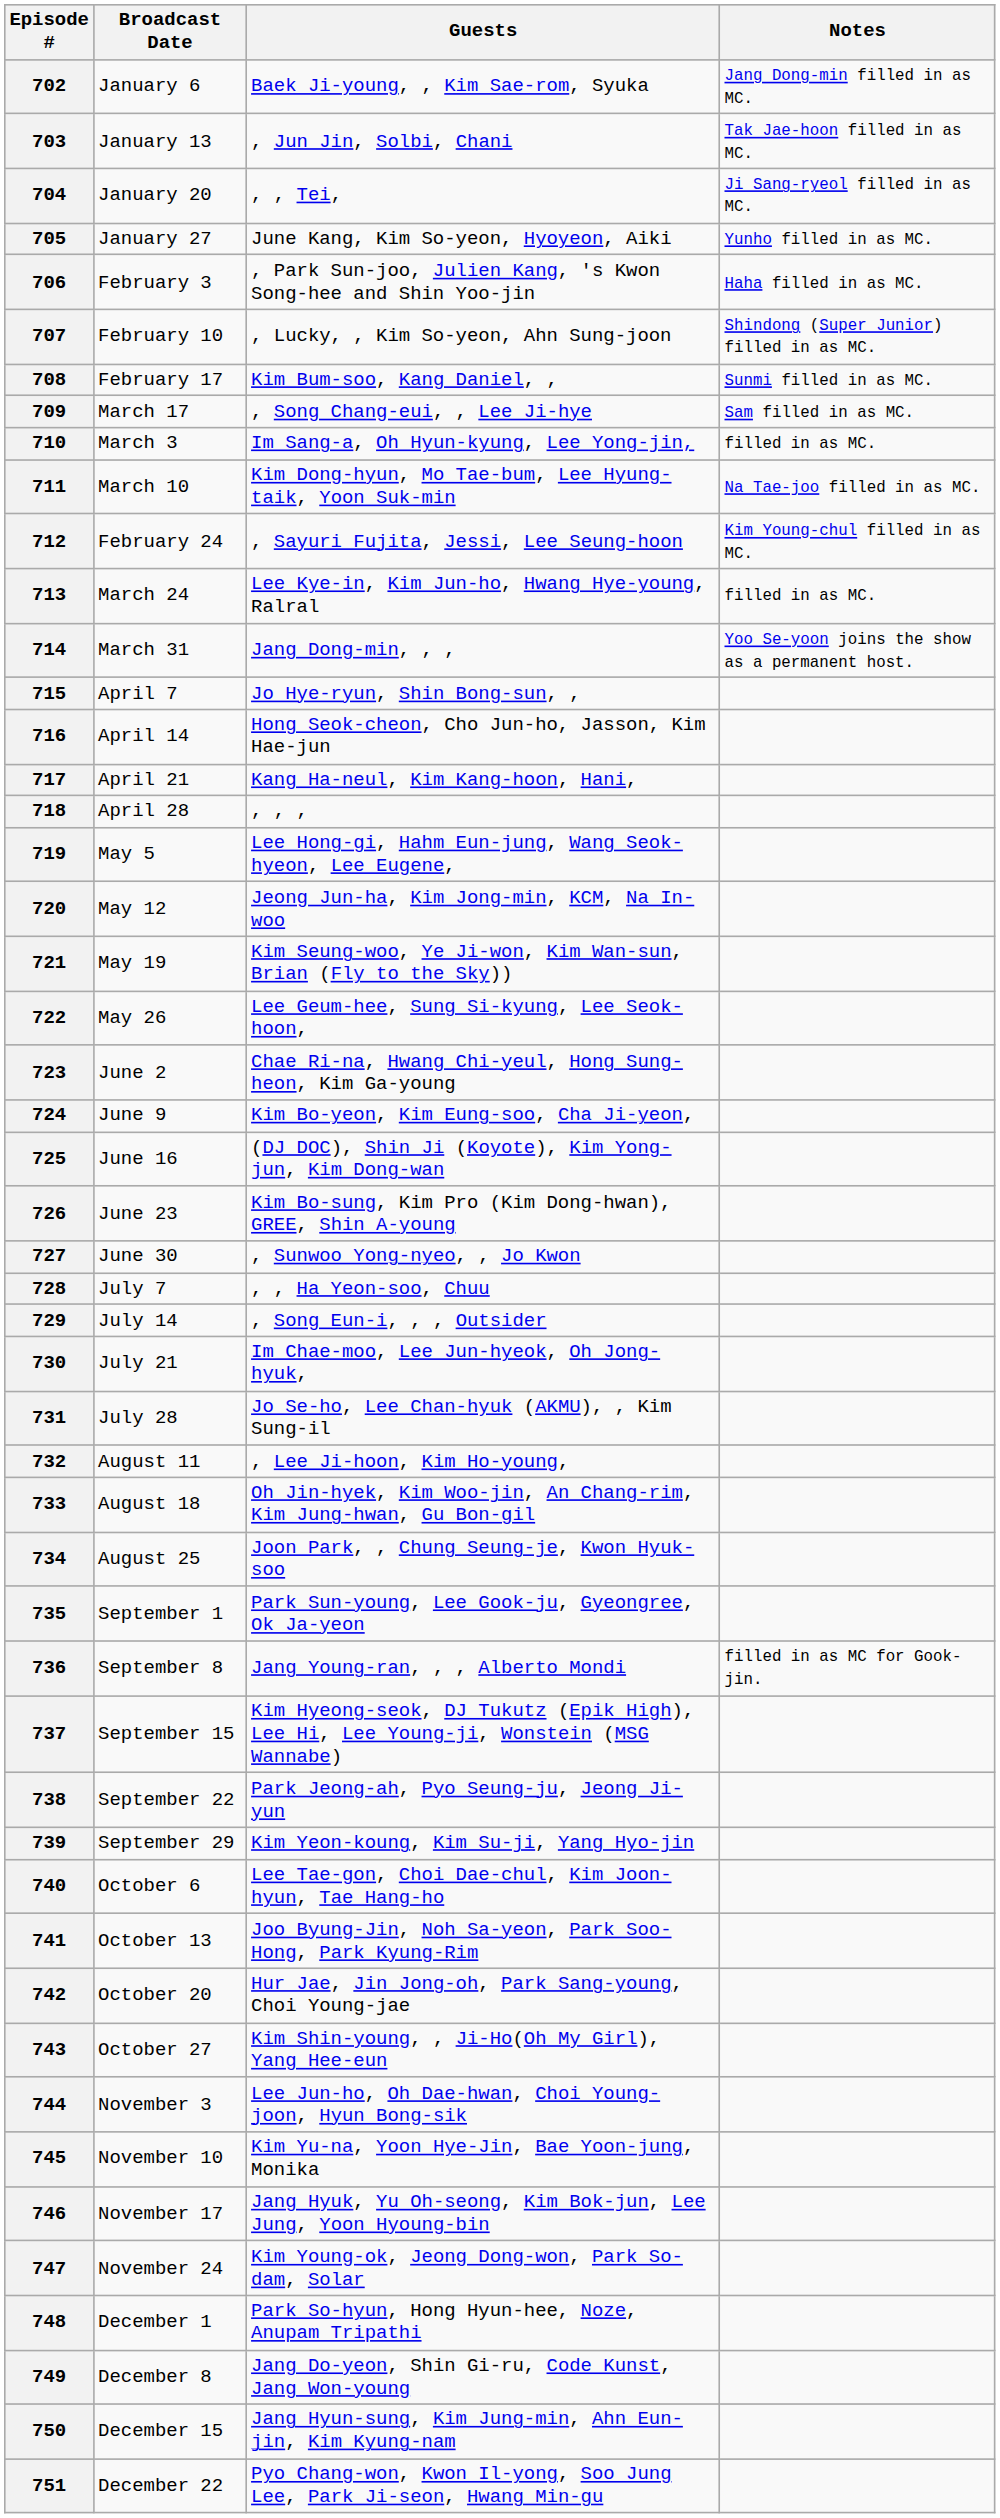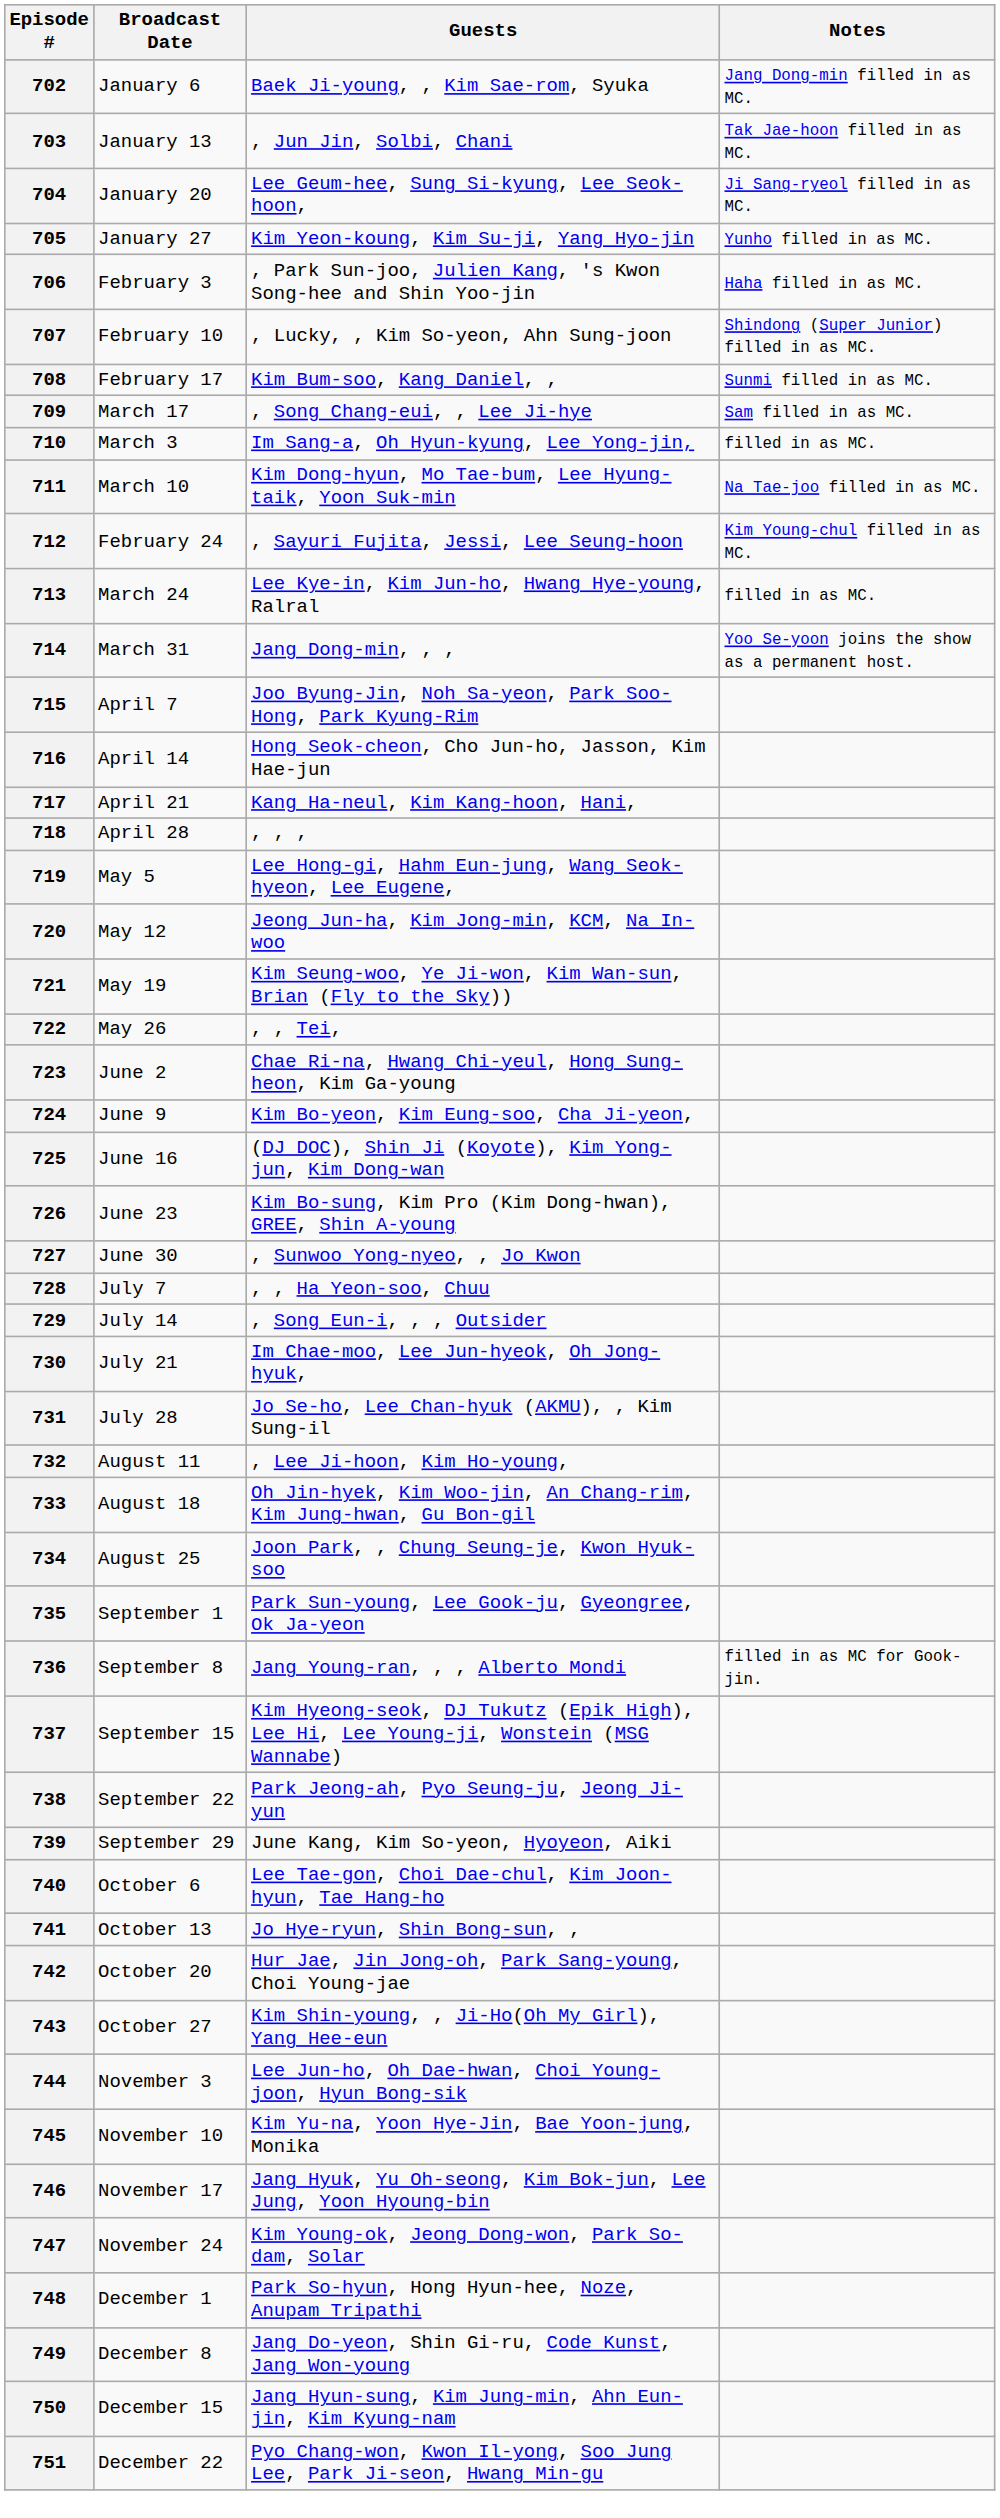(297, 195) , , Tei, -> (467, 195) Lee Geum-hee, Sung Si-kyung, Lee Seok-hoon,
(461, 239) June Kang, Kim So-yeon, Hyoyeon, Aiki -> (473, 239) Kim Yeon-koung, Kim Su-ji, Yang Hyo-jin
(416, 693) Jo Hye-ryun, Shin Bong-sun, , -> (461, 704) Joo Byung-Jin, Noh Sa-yeon, Park Soo-Hong, Park Kyung-Rim
(467, 1018) Lee Geum-hee, Sung Si-kyung, Lee Seok-hoon, -> (297, 1029) , , Tei,
(473, 1843) Kim Yeon-koung, Kim Su-ji, Yang Hyo-jin -> (461, 1843) June Kang, Kim So-yeon, Hyoyeon, Aiki
(461, 1941) Joo Byung-Jin, Noh Sa-yeon, Park Soo-Hong, Park Kyung-Rim -> (416, 1929) Jo Hye-ryun, Shin Bong-sun, ,
